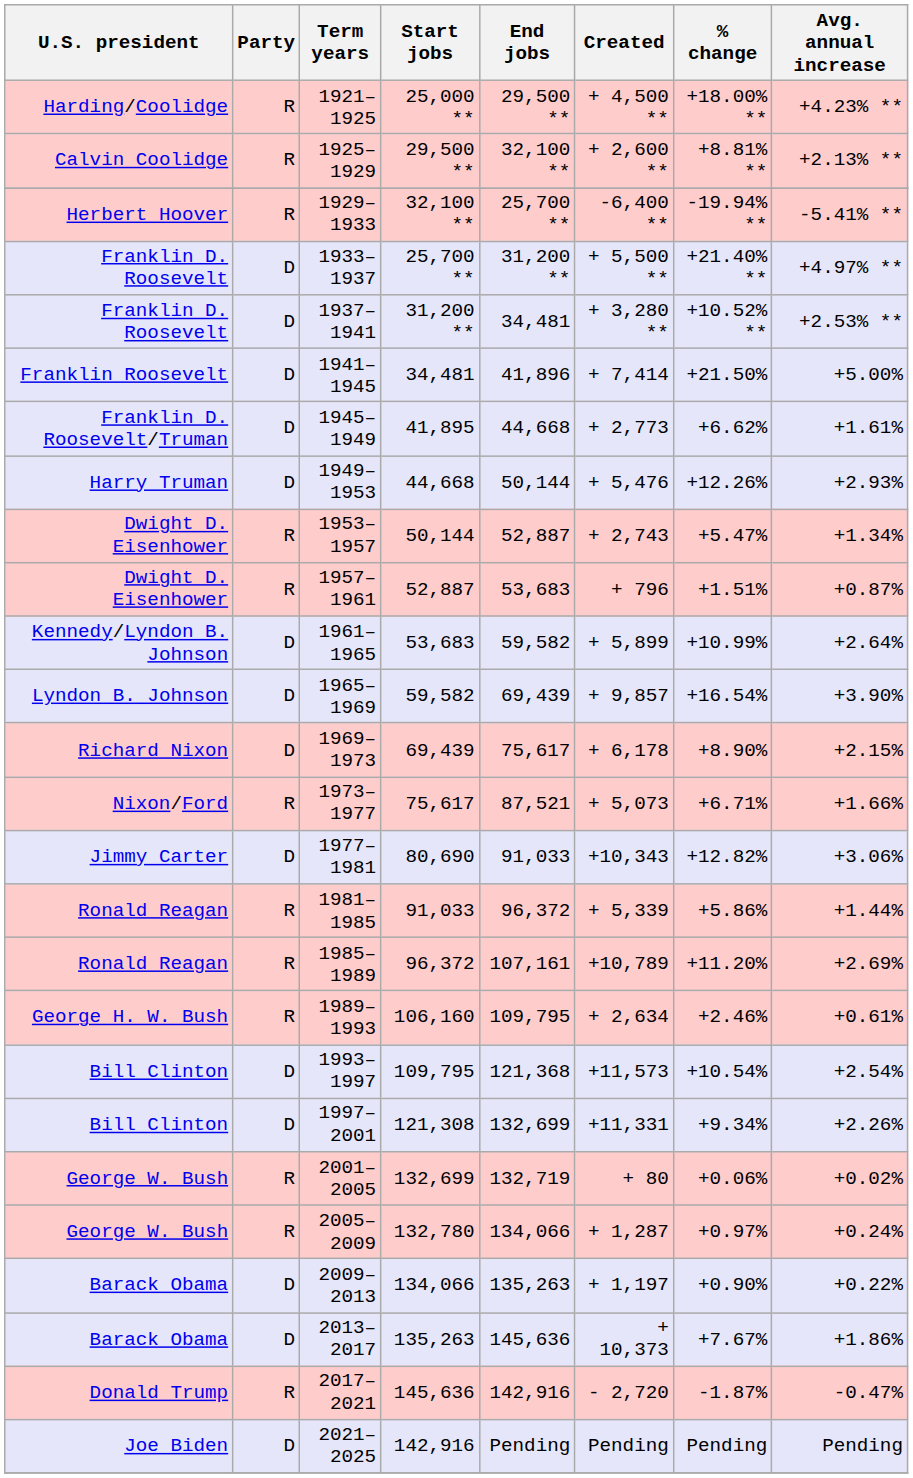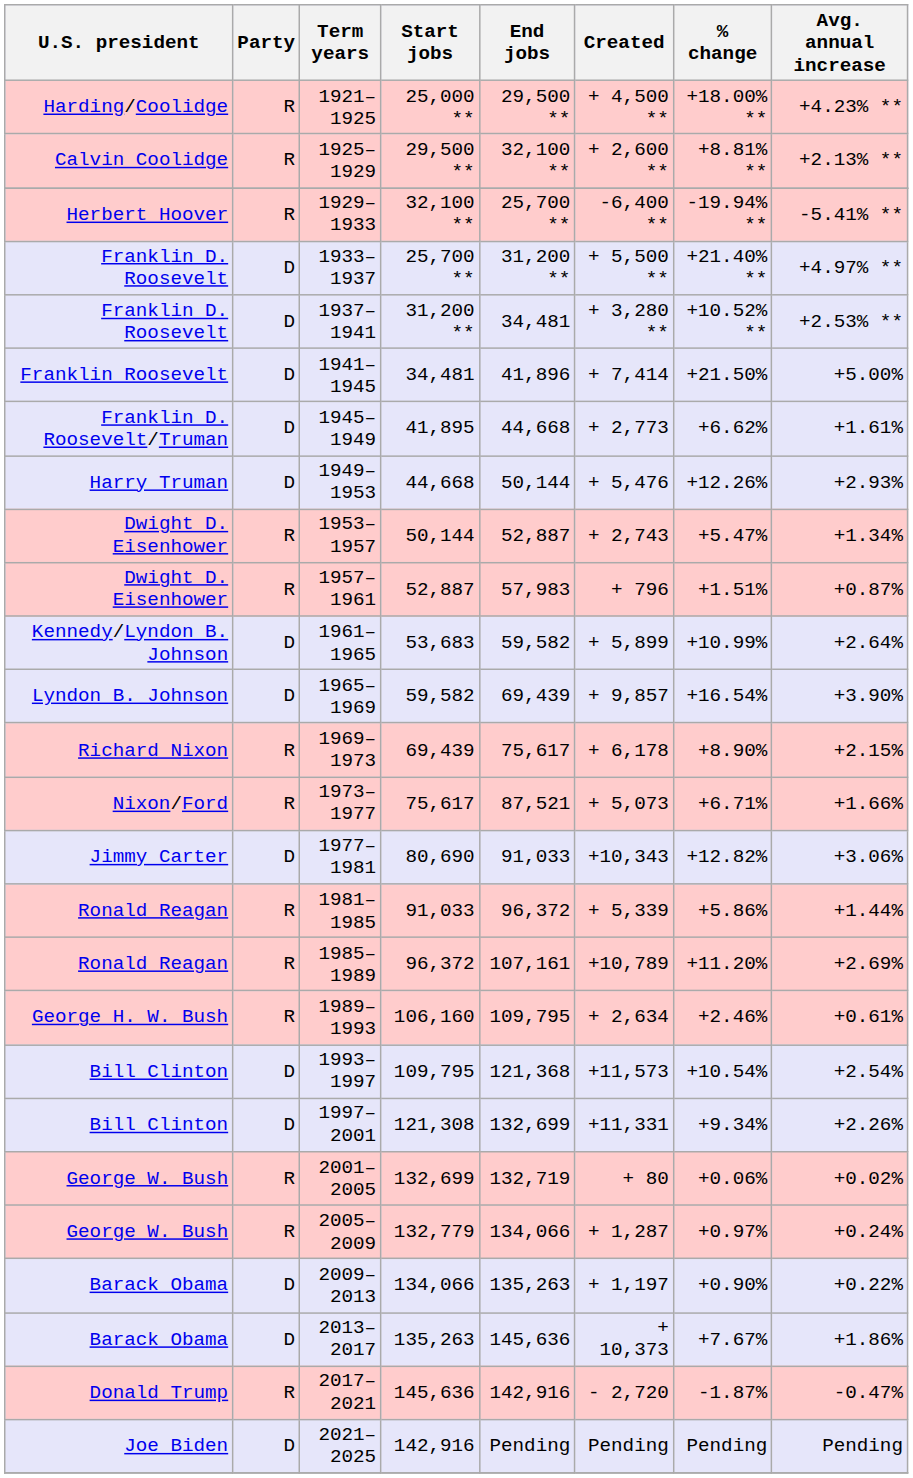(536, 589) 53,683 -> (536, 589) 57,983
(289, 750) D -> (289, 750) R
(434, 1232) 132,780 -> (434, 1232) 132,779
